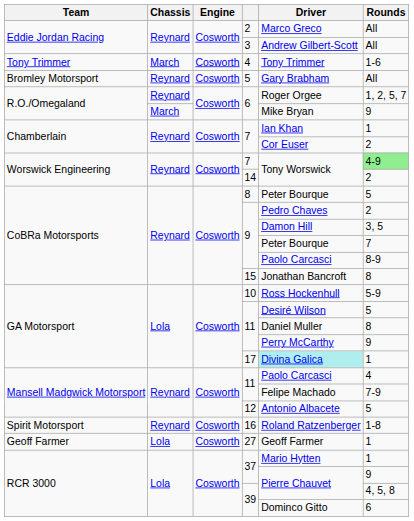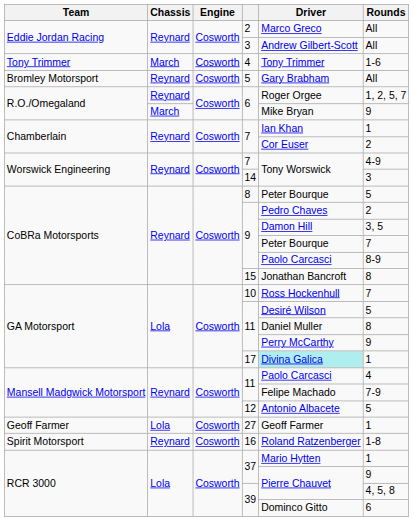(373, 161) lightgreen background -> (373, 161) no background
(369, 177) 2 -> (369, 177) 3
(373, 293) 5-9 -> (369, 293) 7
rows swapped: (45, 425) <-> (38, 441)
